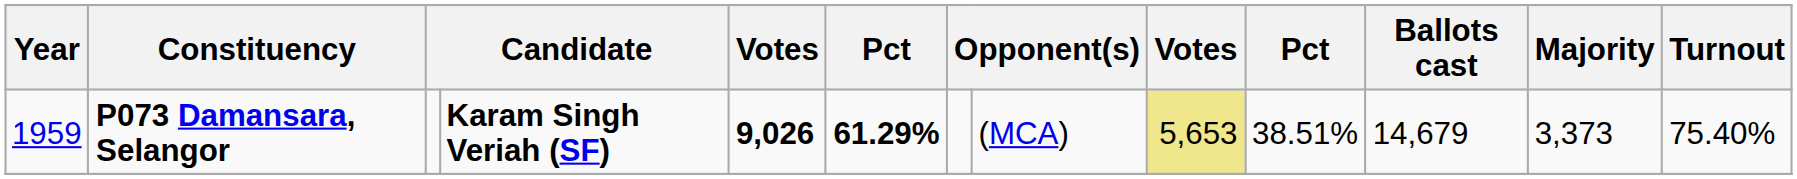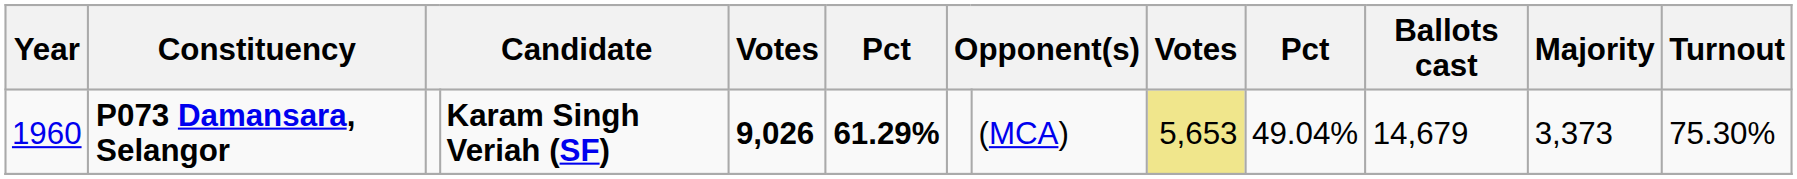(47, 132) 1959 -> (47, 132) 1960
(1305, 132) 38.51% -> (1305, 132) 49.04%
(1722, 132) 75.40% -> (1722, 132) 75.30%
